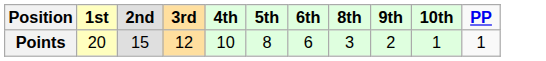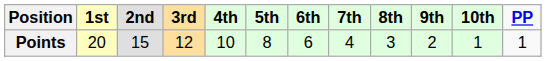+ column: (349, 17)
